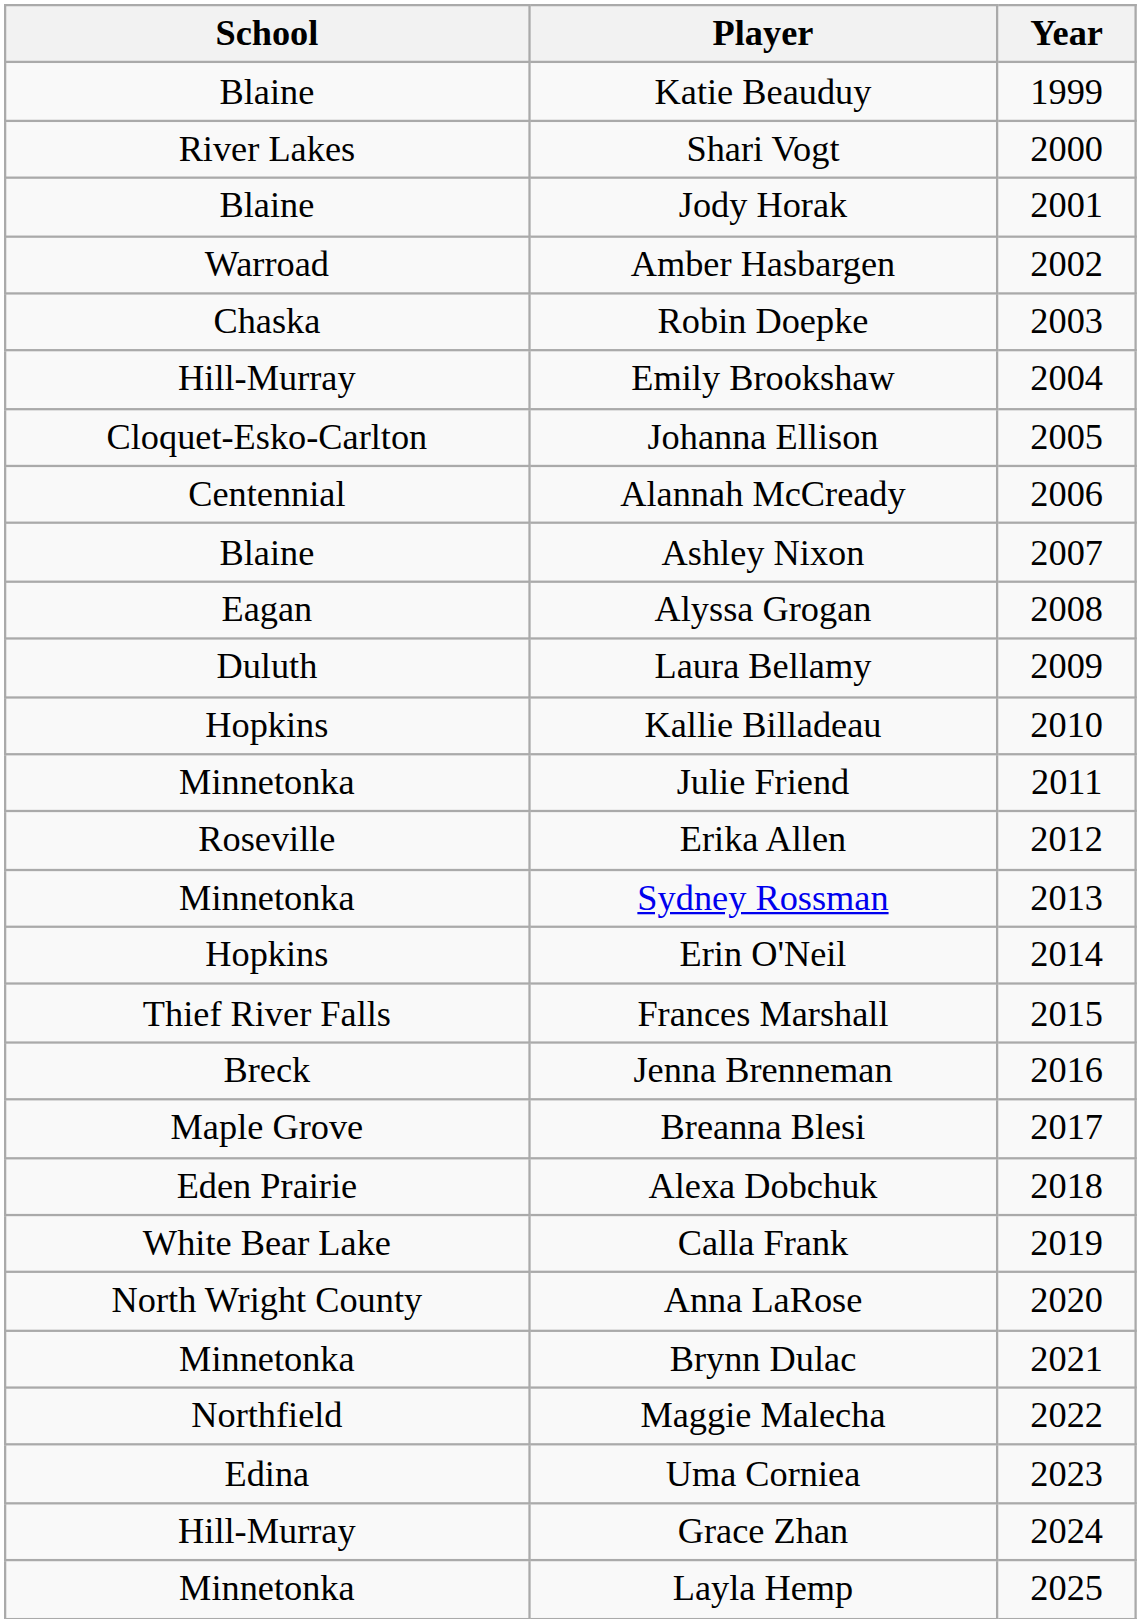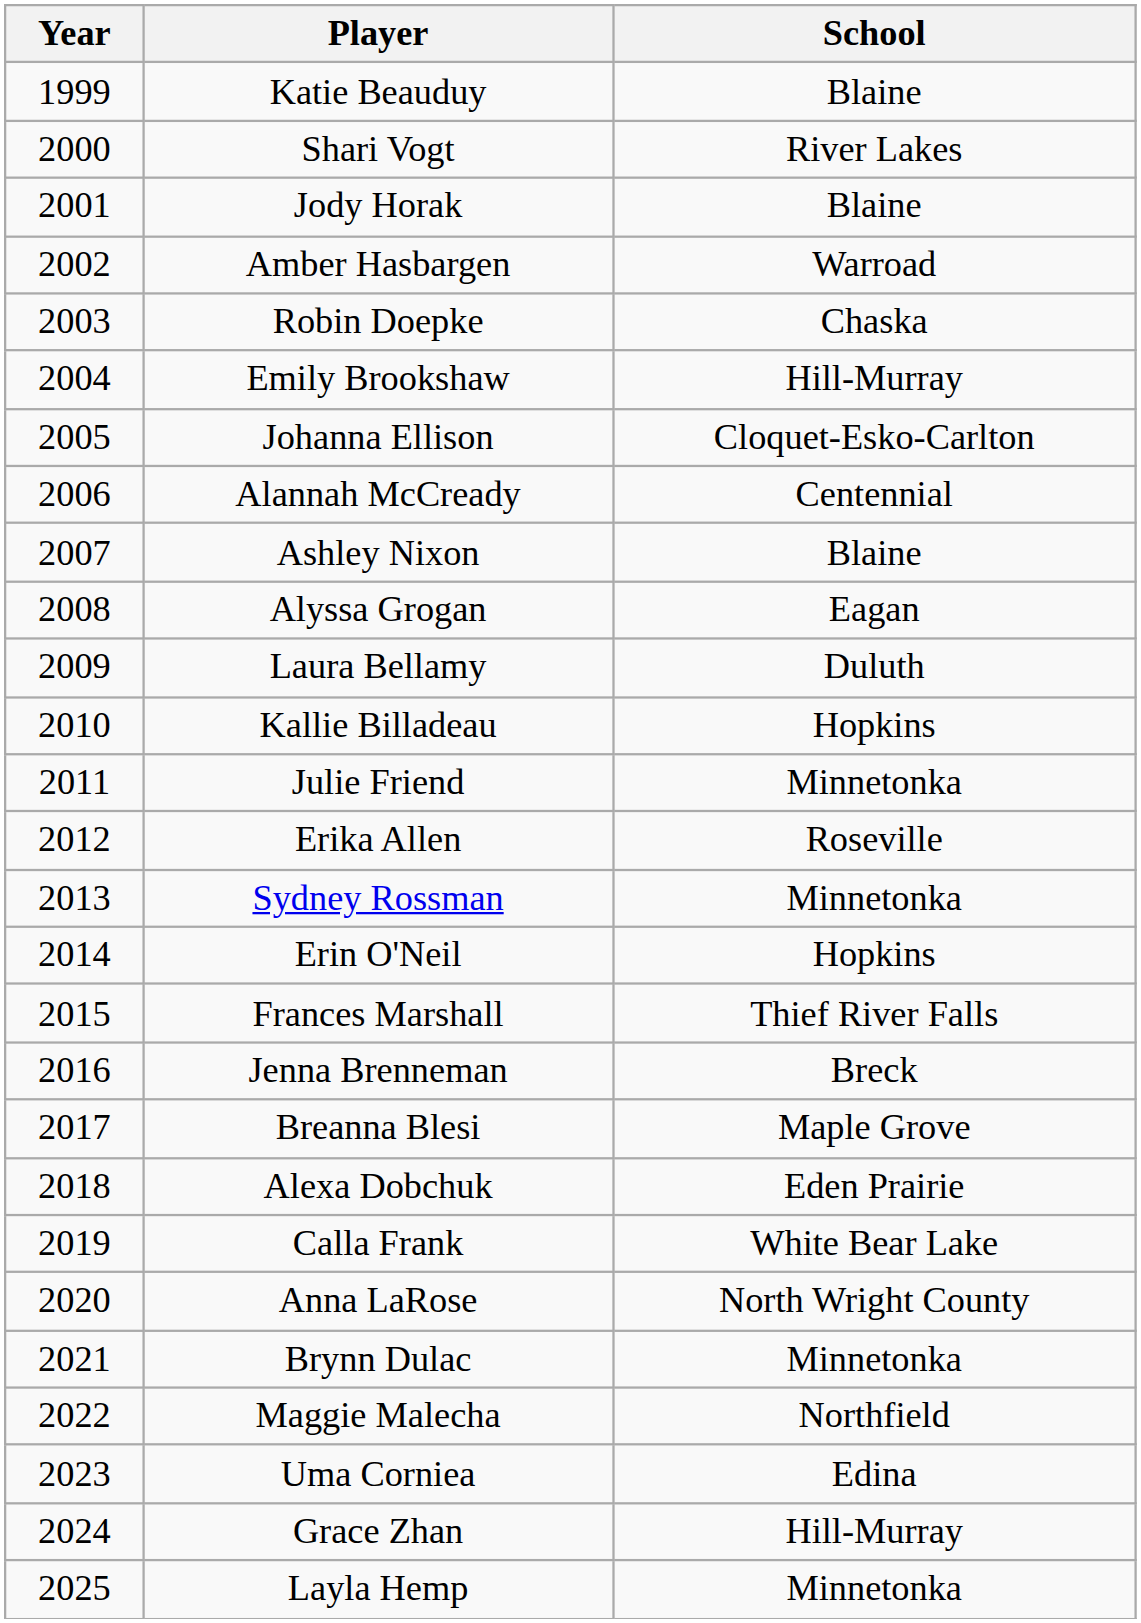columns swapped: (1067, 33) <-> (267, 33)
